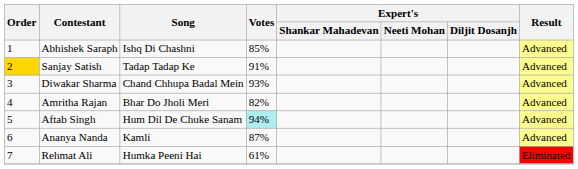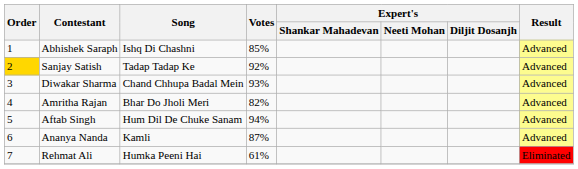(259, 66) 91% -> (259, 66) 92%
(259, 119) paleturquoise background -> (259, 119) no background
